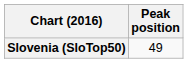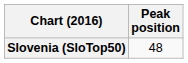(156, 48) 49 -> (156, 48) 48
